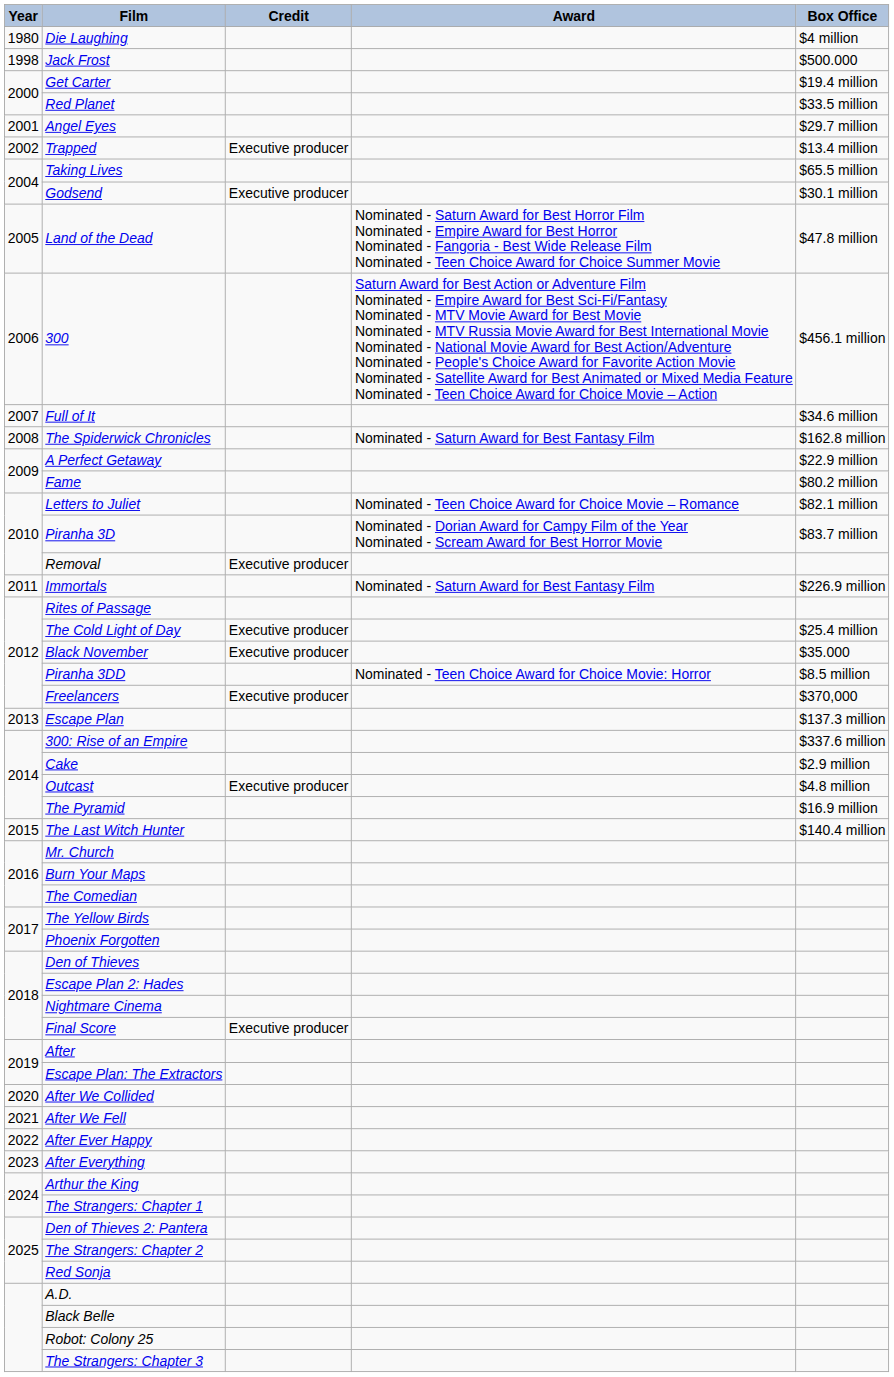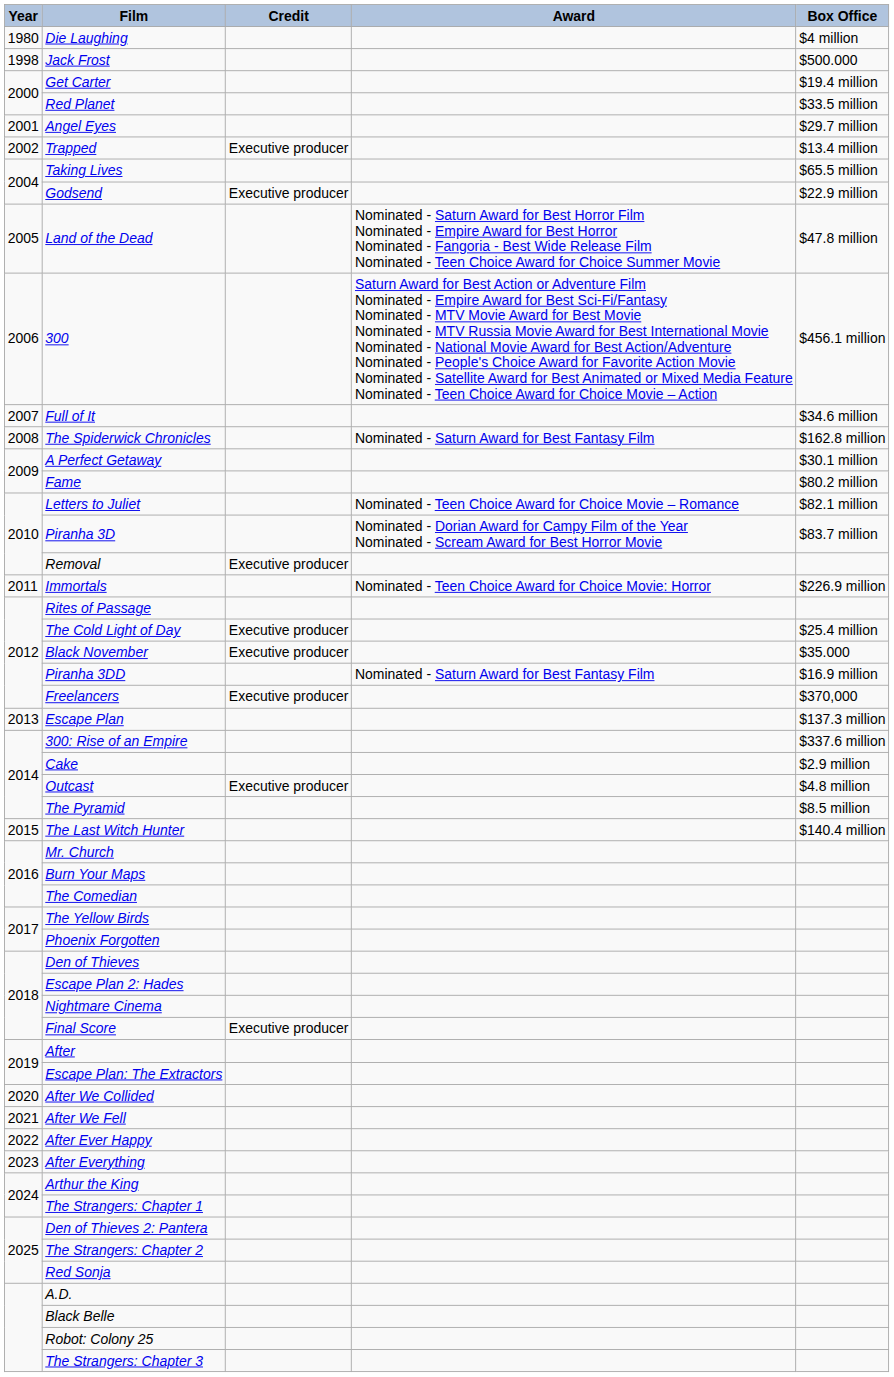(838, 193) $30.1 million -> (838, 193) $22.9 million
(838, 460) $22.9 million -> (838, 460) $30.1 million
(505, 586) Nominated - Saturn Award for Best Fantasy Film -> (533, 586) Nominated - Teen Choice Award for Choice Movie: Horror
(533, 675) Nominated - Teen Choice Award for Choice Movie: Horror -> (505, 675) Nominated - Saturn Award for Best Fantasy Film
(835, 675) $8.5 million -> (838, 675) $16.9 million
(838, 808) $16.9 million -> (835, 808) $8.5 million
